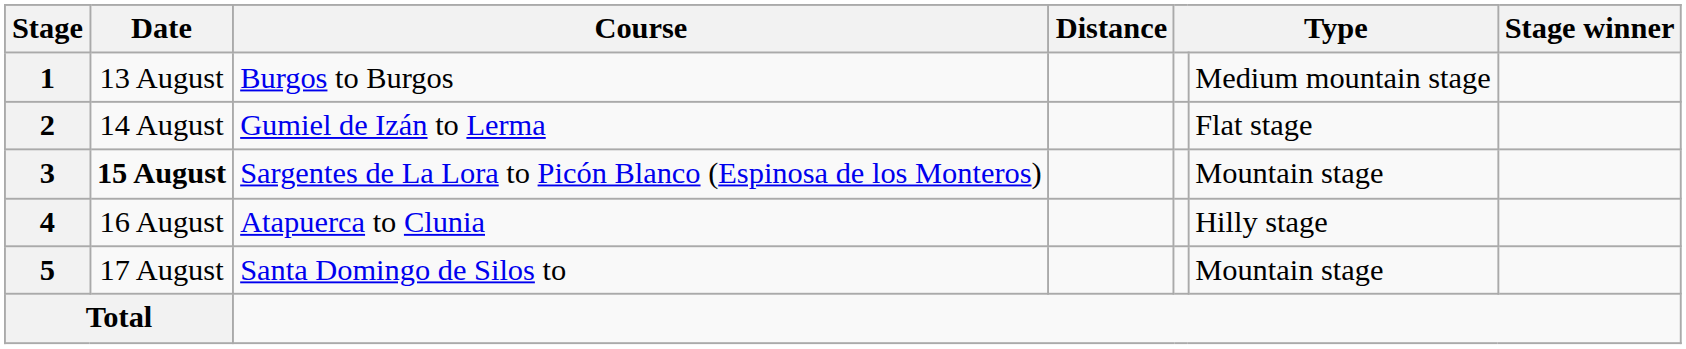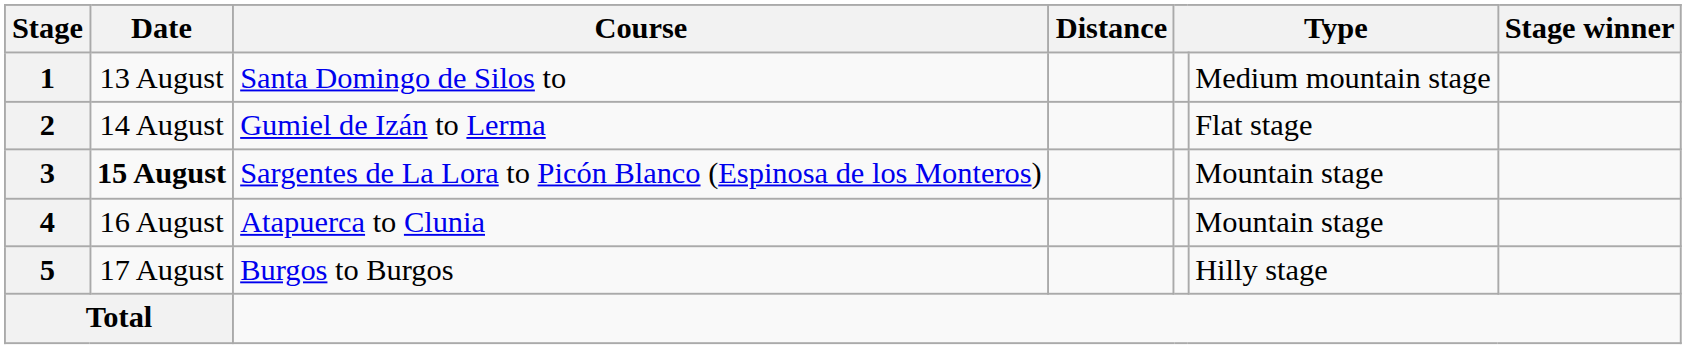(347, 76) Burgos to Burgos -> (403, 76) Santa Domingo de Silos to
(1261, 221) Hilly stage -> (1289, 221) Mountain stage
(403, 269) Santa Domingo de Silos to -> (347, 269) Burgos to Burgos
(1289, 269) Mountain stage -> (1261, 269) Hilly stage
